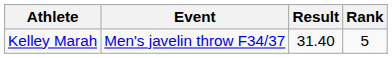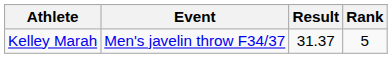(316, 41) 31.40 -> (316, 41) 31.37
